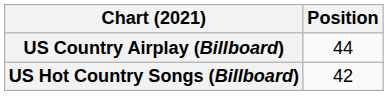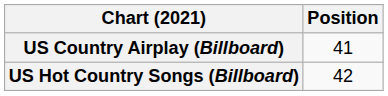(343, 47) 44 -> (343, 47) 41
